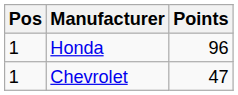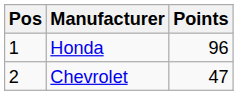(14, 76) 1 -> (14, 76) 2
